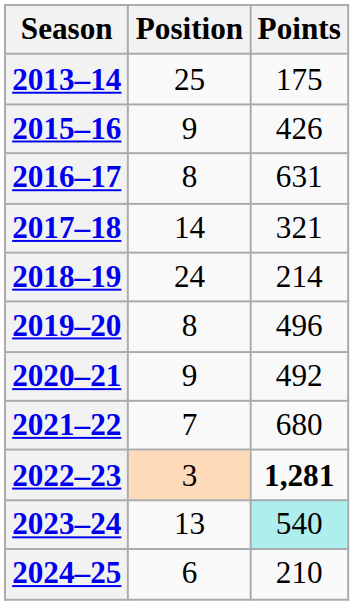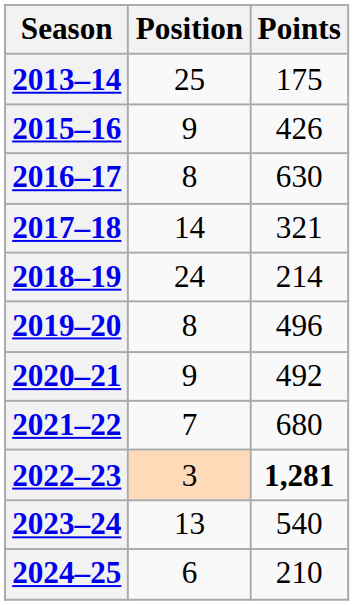(299, 177) 631 -> (299, 177) 630
(299, 524) paleturquoise background -> (299, 524) no background
